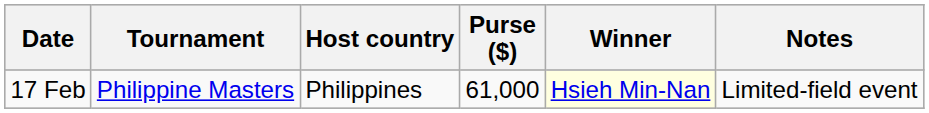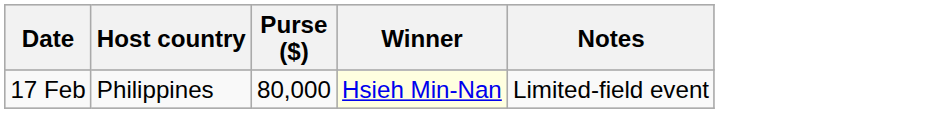- column: (195, 38)
(502, 89) 61,000 -> (294, 89) 80,000
